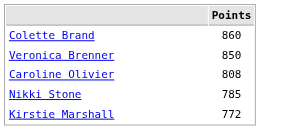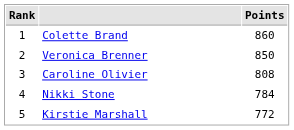+ column: (22, 15)
(232, 95) 785 -> (265, 95) 784
